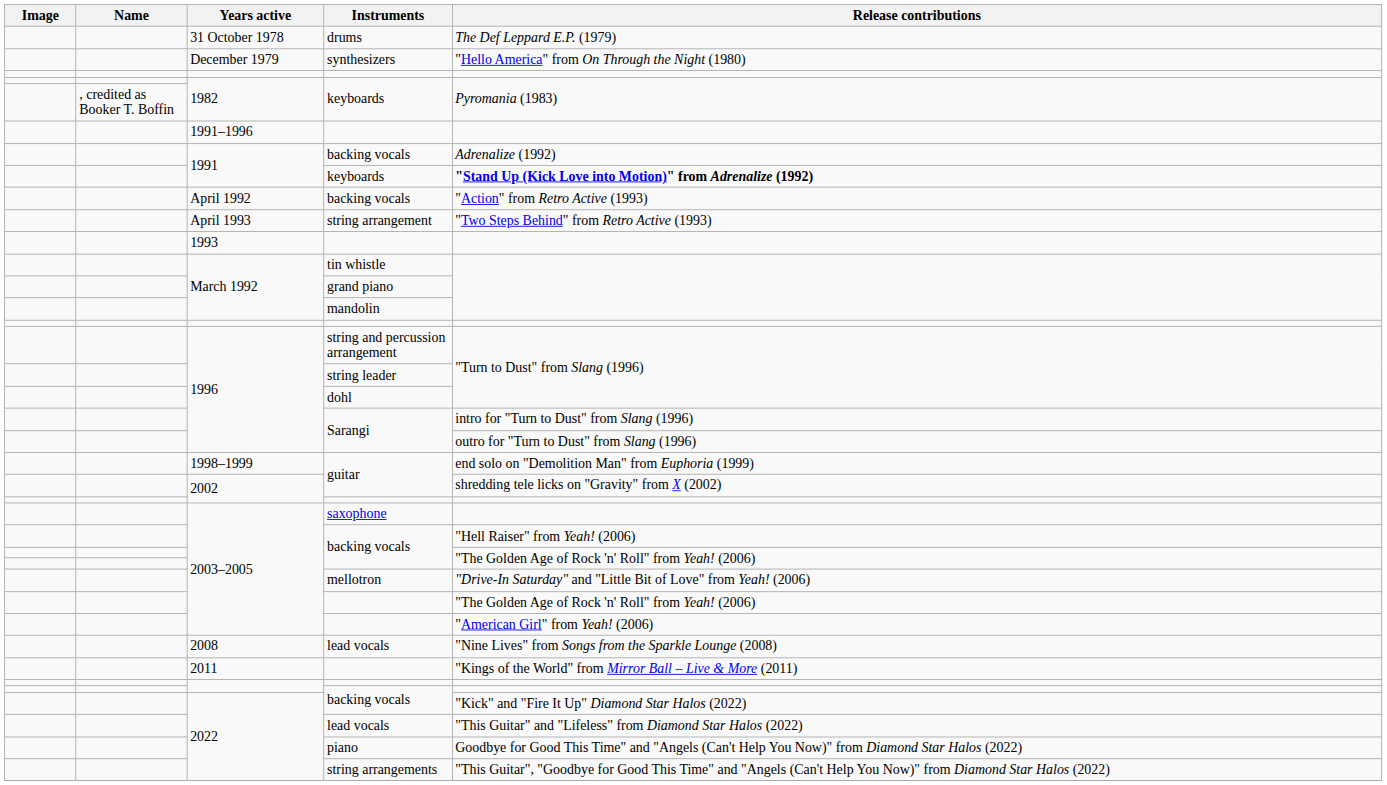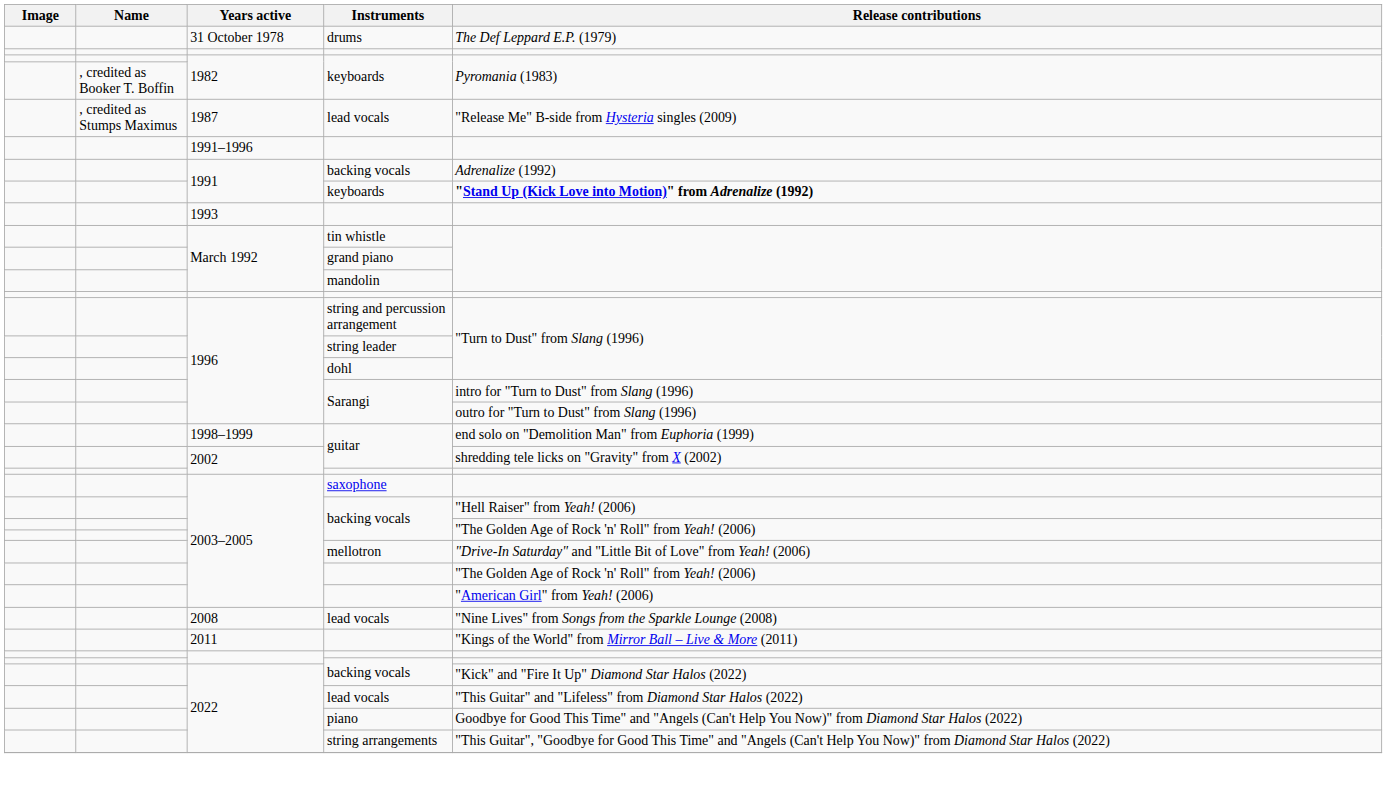- row: (234, 59)
+ row: (204, 118)
- row: (220, 198)
- row: (220, 220)
